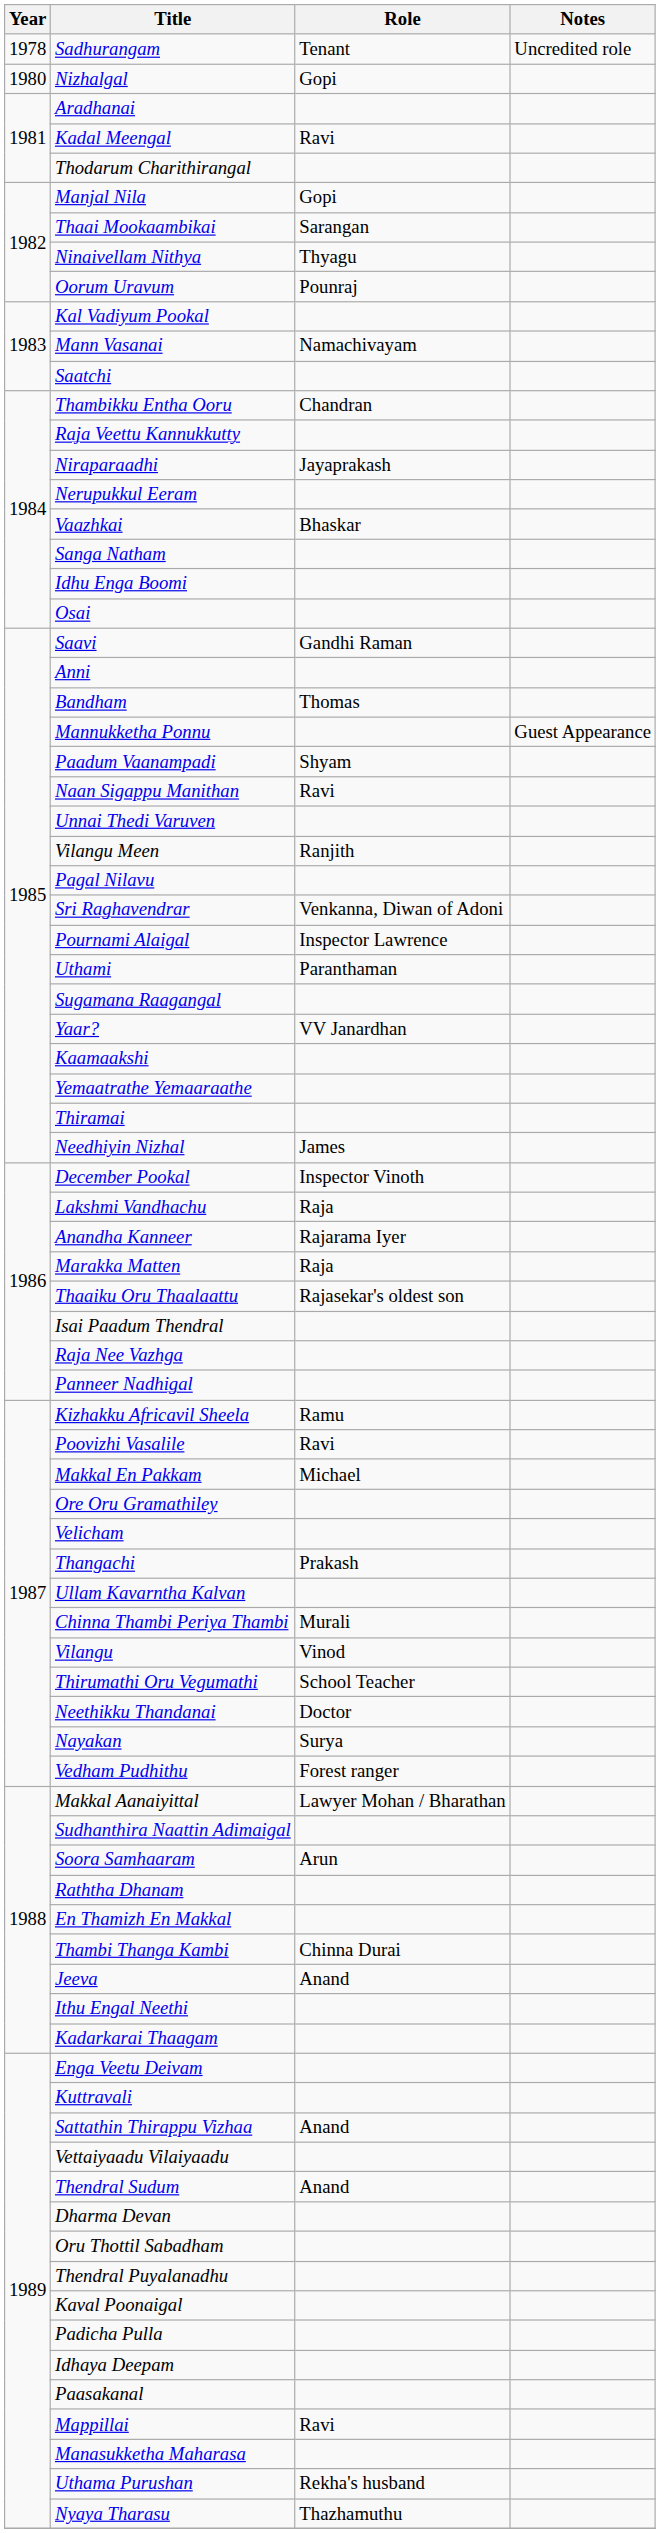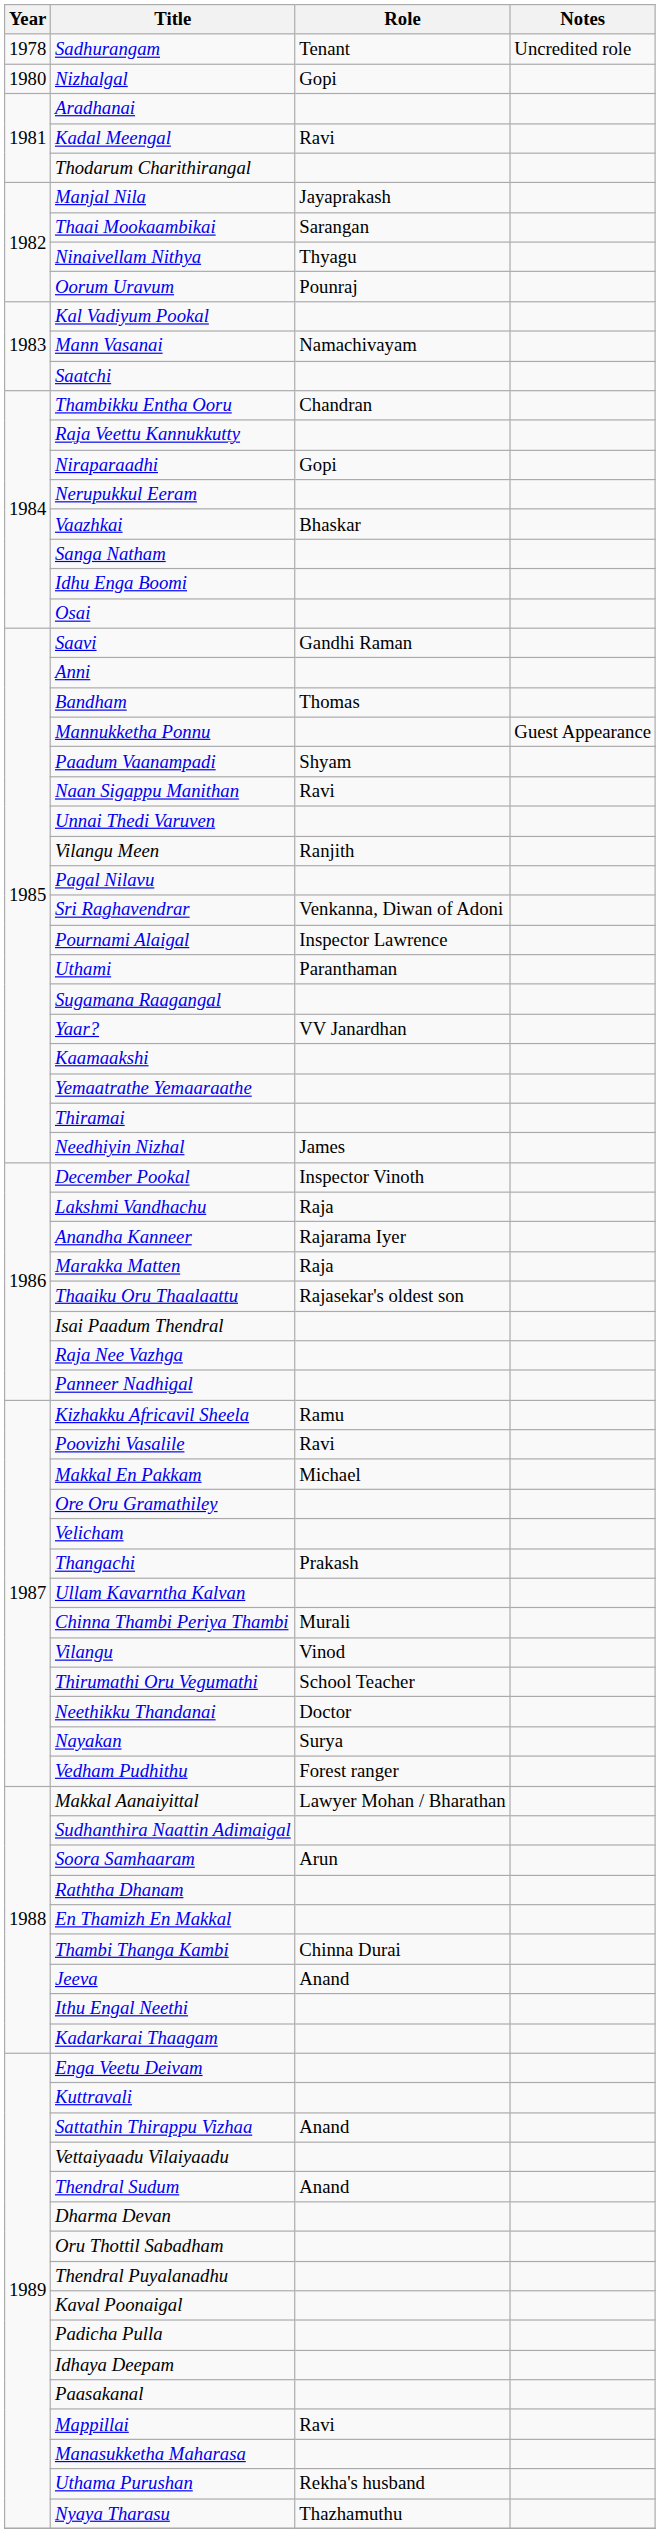(318, 197) Gopi -> (345, 197) Jayaprakash
(345, 464) Jayaprakash -> (318, 464) Gopi
